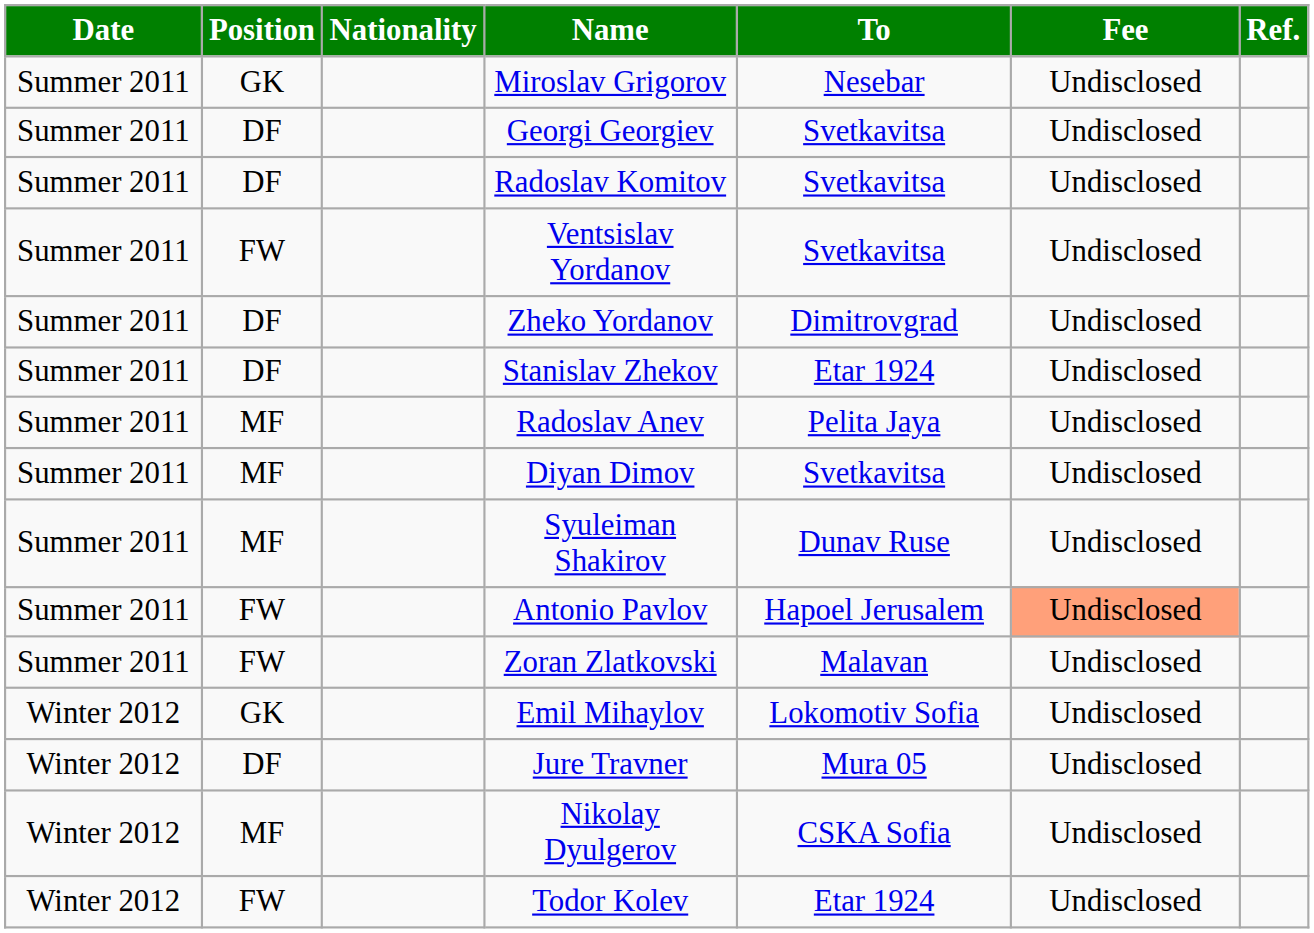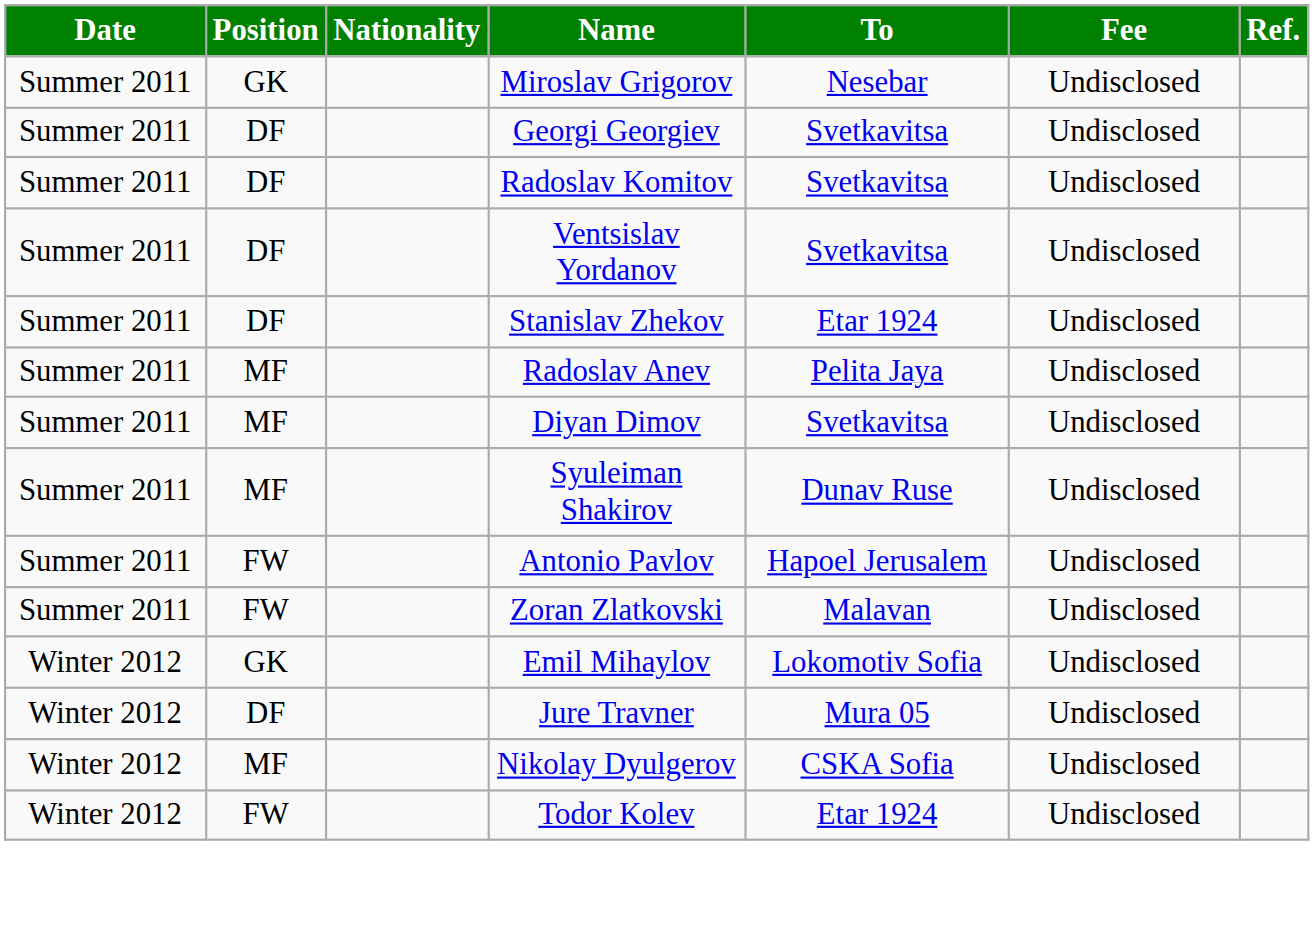(262, 251) FW -> (266, 251) DF
- row: (610, 320)
(1125, 611) lightsalmon background -> (1124, 560) no background
